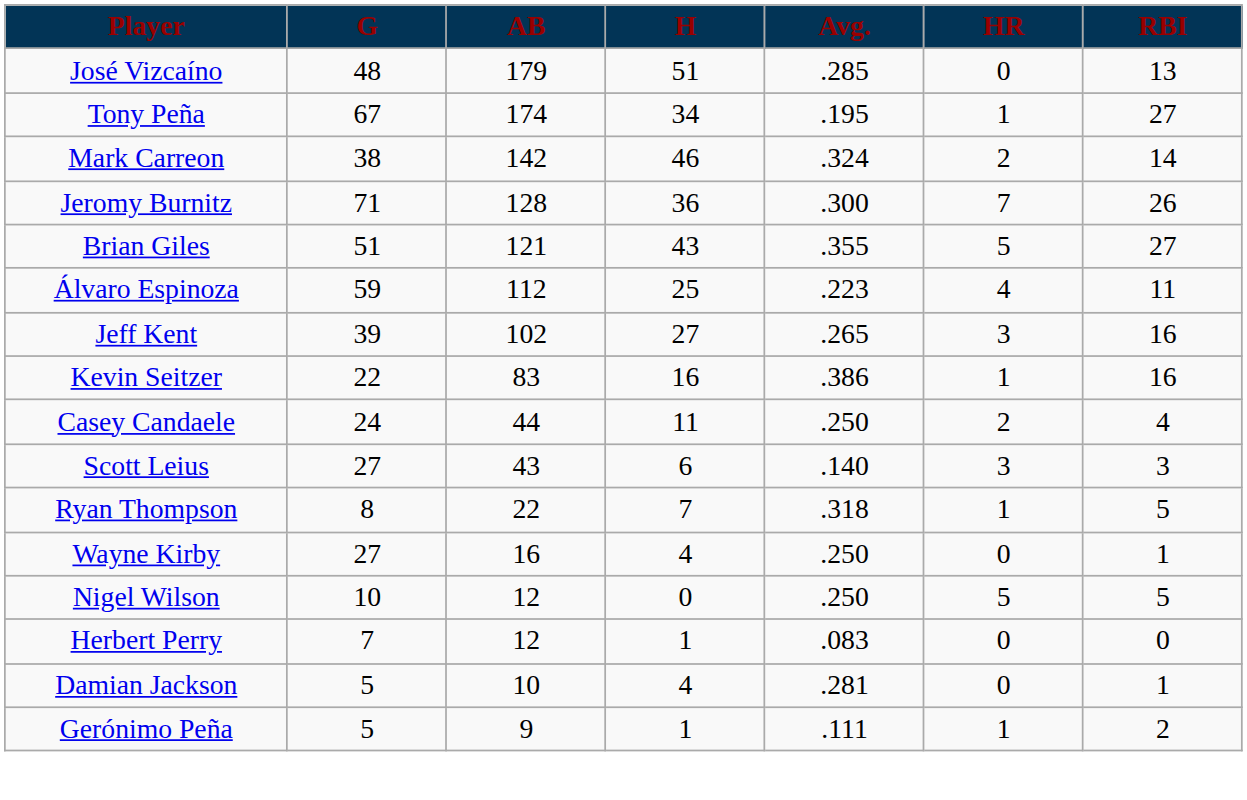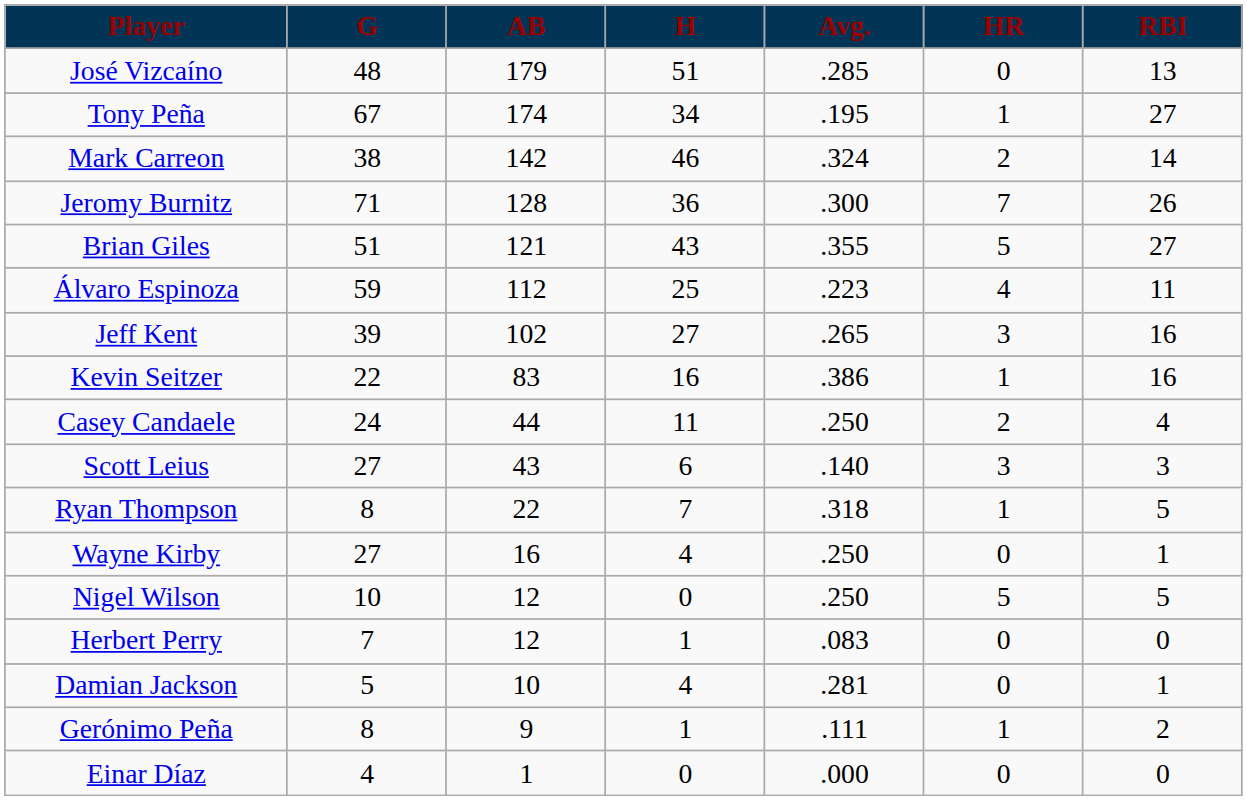(367, 728) 5 -> (367, 728) 8
+ row: (146, 772)
